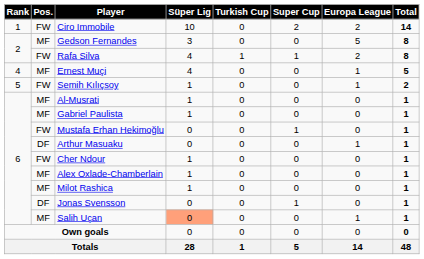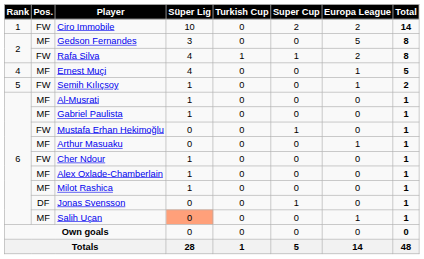(43, 144) DF -> (43, 144) MF
